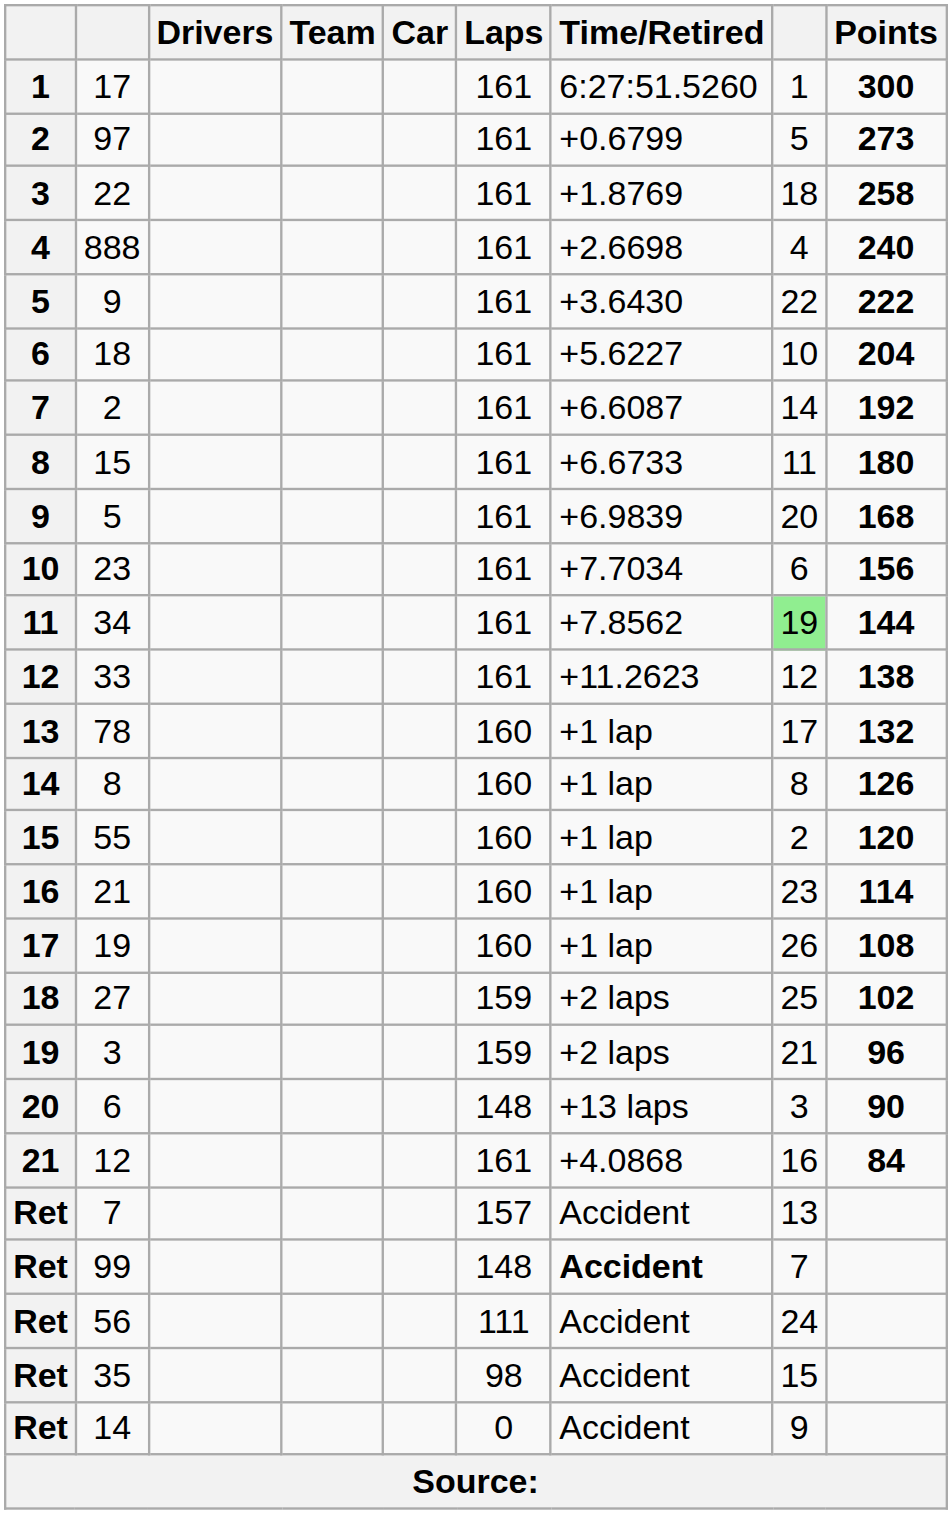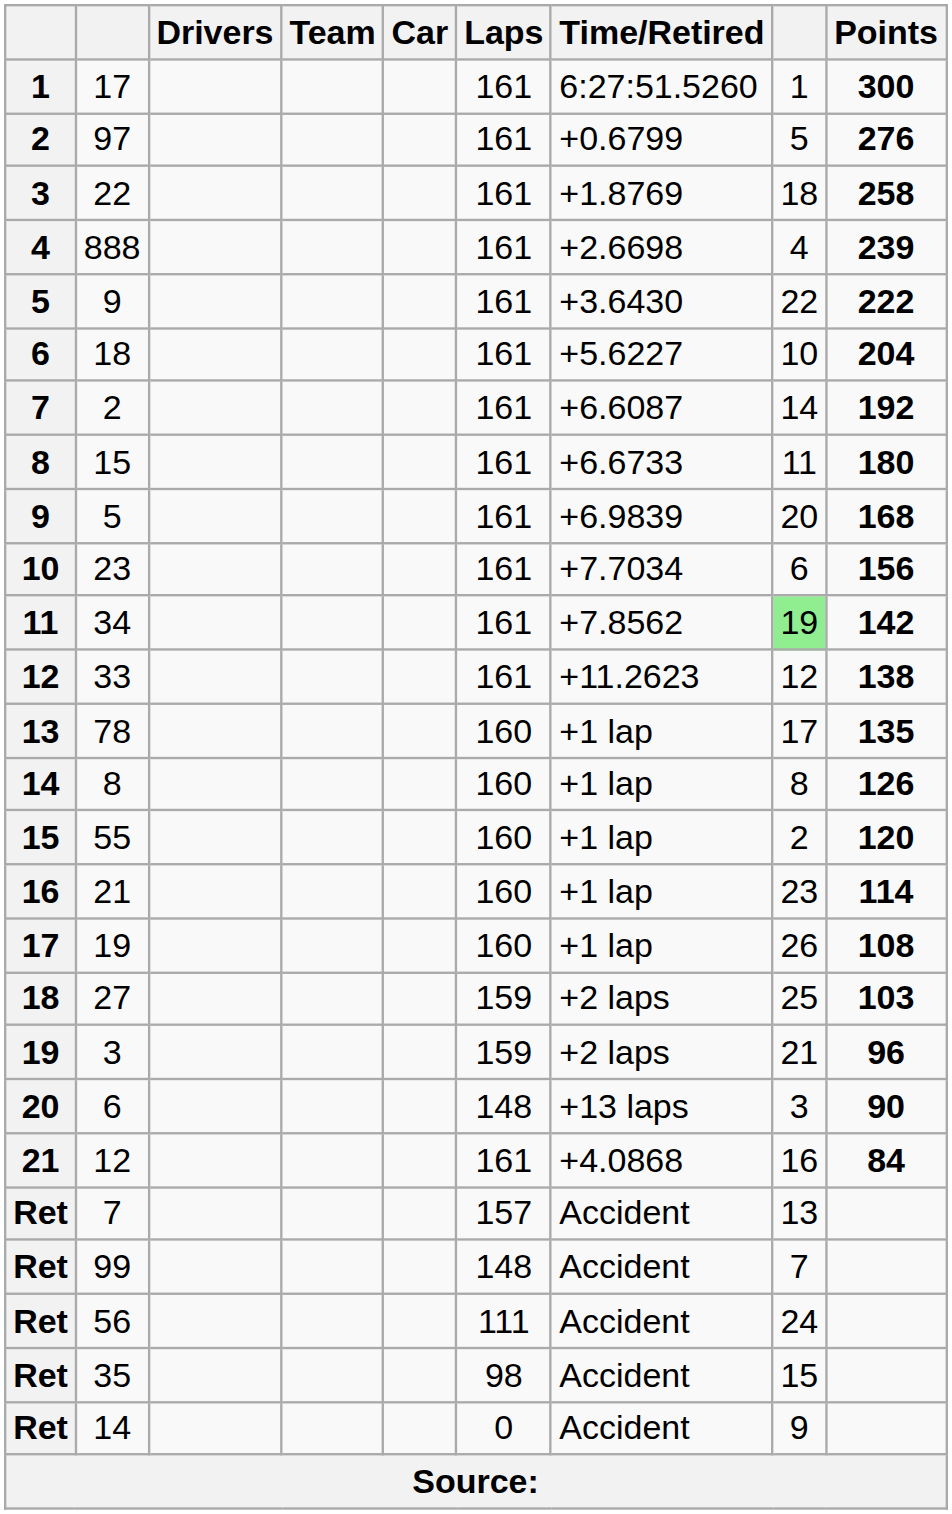(886, 140) 273 -> (886, 140) 276
(886, 247) 240 -> (886, 247) 239
(886, 623) 144 -> (886, 623) 142
(886, 730) 132 -> (886, 730) 135
(886, 999) 102 -> (886, 999) 103
(631, 1267) bold -> (625, 1267) normal
